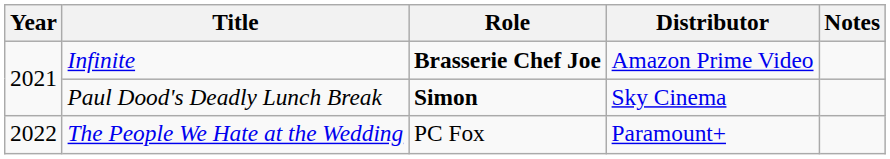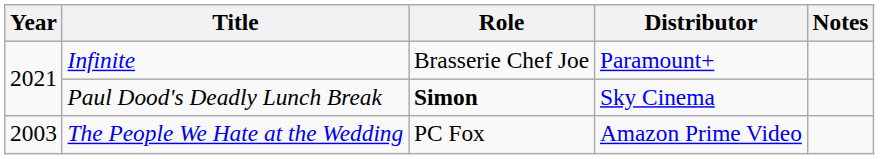(507, 60) bold -> (502, 60) normal
(713, 60) Amazon Prime Video -> (657, 60) Paramount+
(33, 134) 2022 -> (33, 134) 2003
(669, 134) Paramount+ -> (701, 134) Amazon Prime Video
